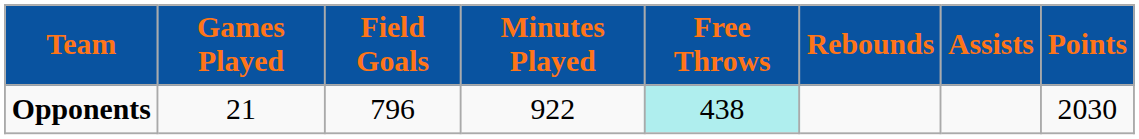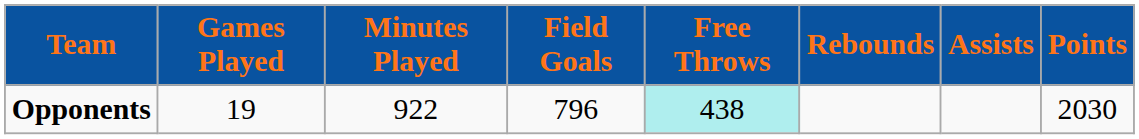columns swapped: (553, 44) <-> (393, 44)
(241, 108) 21 -> (241, 108) 19
